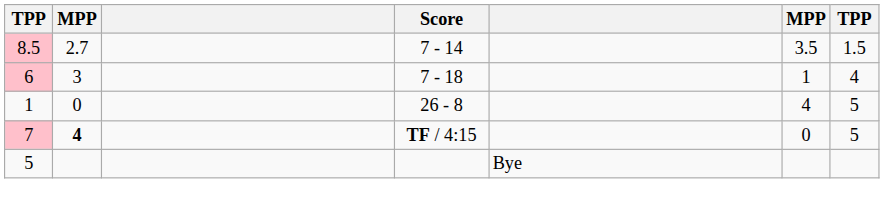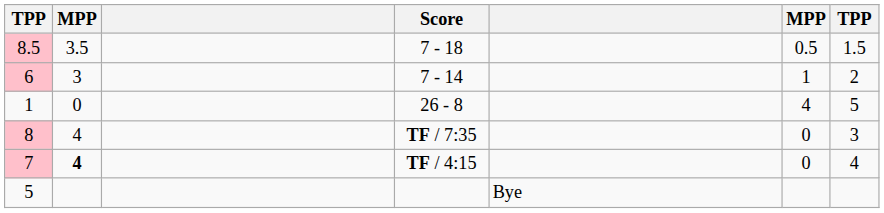(77, 47) 2.7 -> (77, 47) 3.5
(442, 47) 7 - 14 -> (442, 47) 7 - 18
(806, 47) 3.5 -> (806, 47) 0.5
(442, 76) 7 - 18 -> (442, 76) 7 - 14
(854, 76) 4 -> (854, 76) 2
+ row: (29, 134)
(854, 134) 5 -> (854, 163) 4
